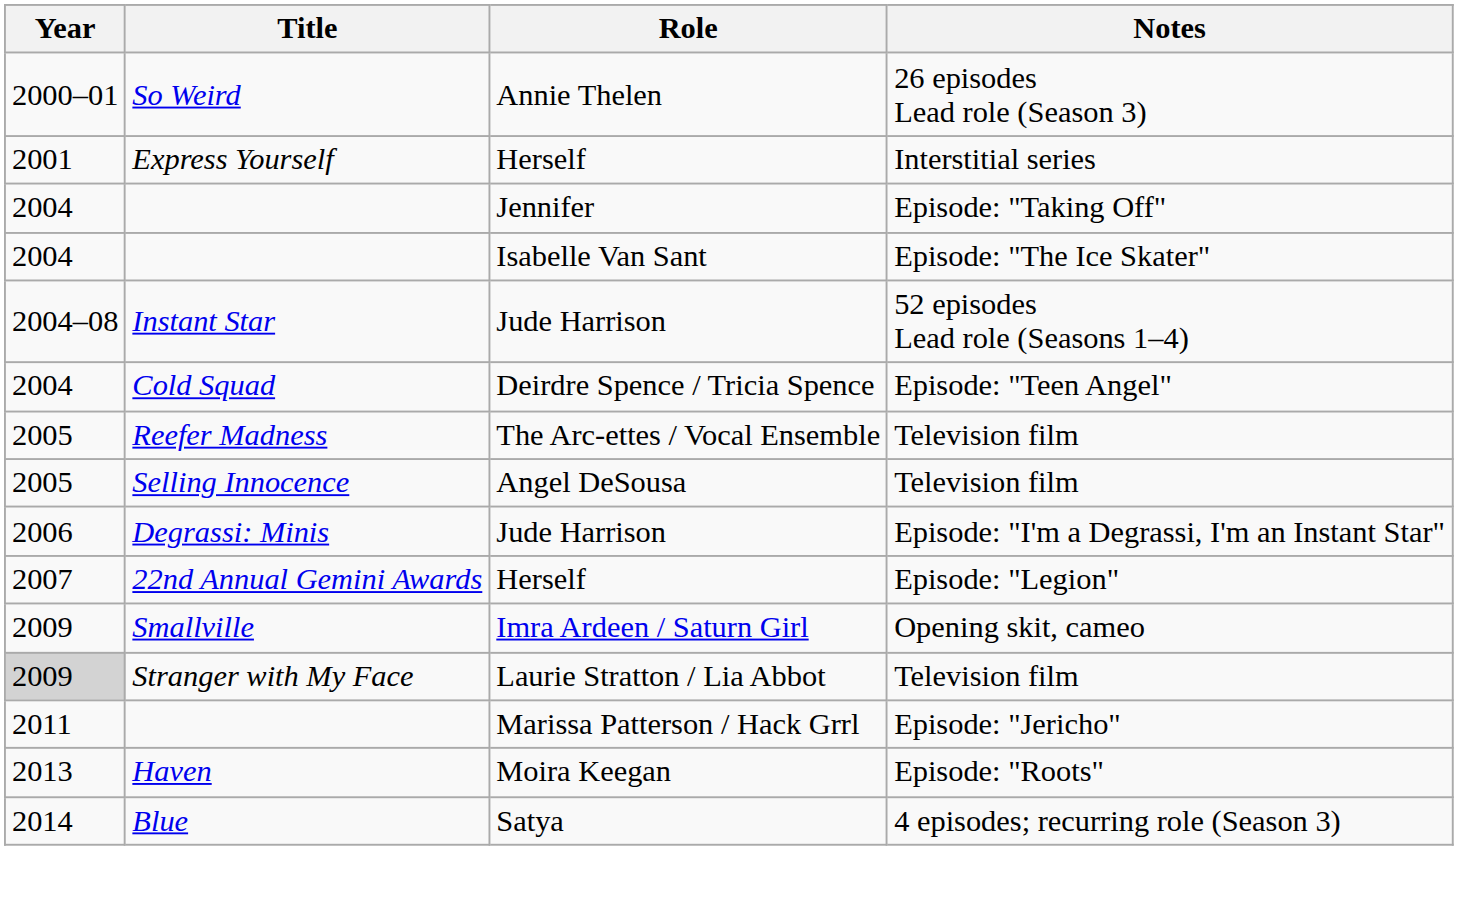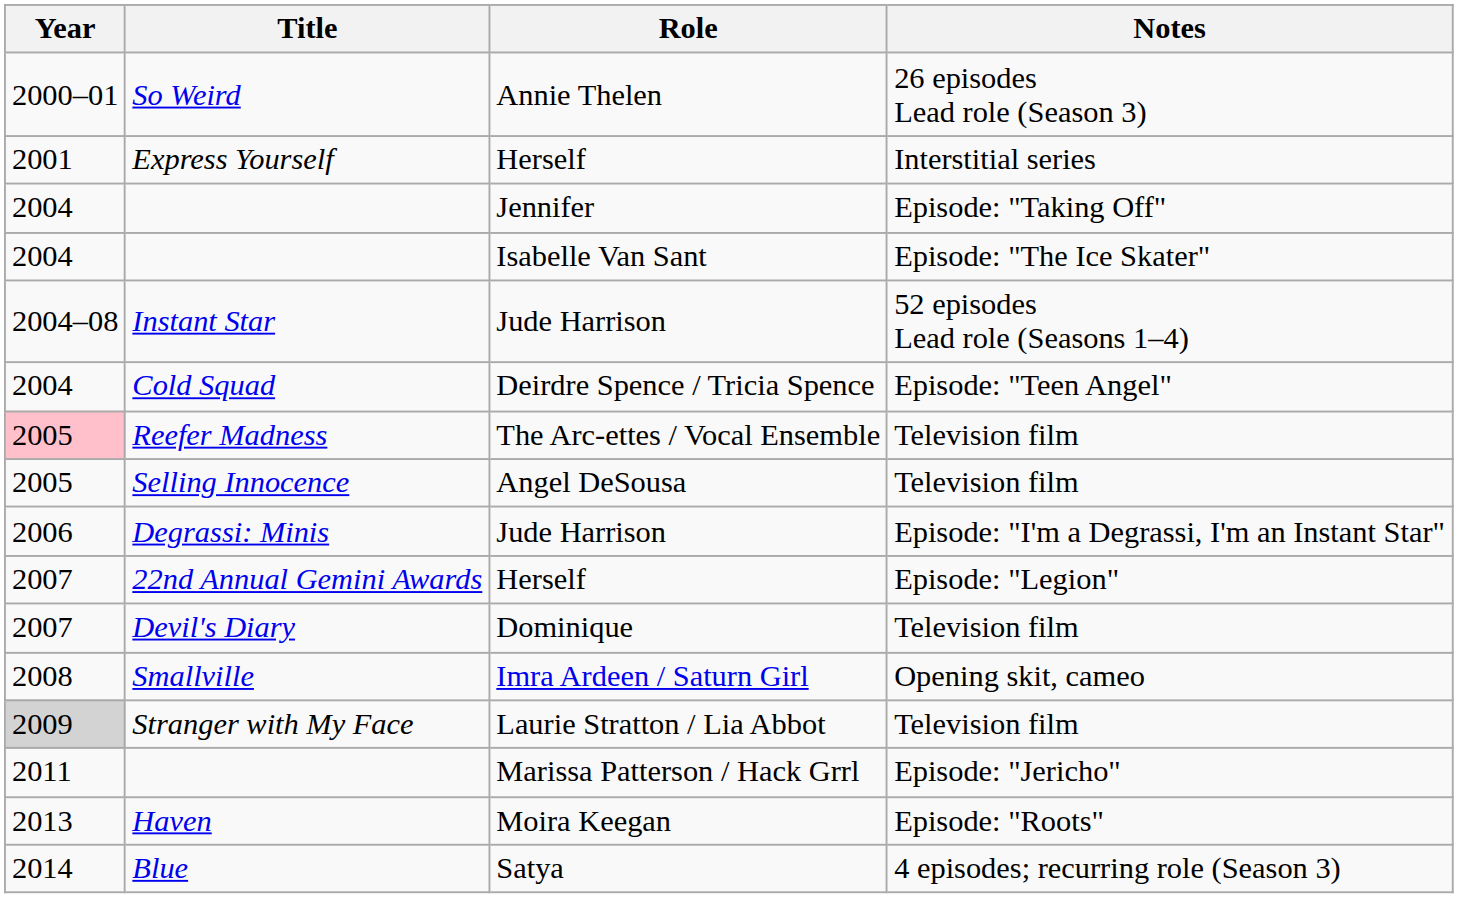(42, 434) no background -> (42, 434) pink background
+ row: (214, 627)
(42, 627) 2009 -> (42, 675) 2008
